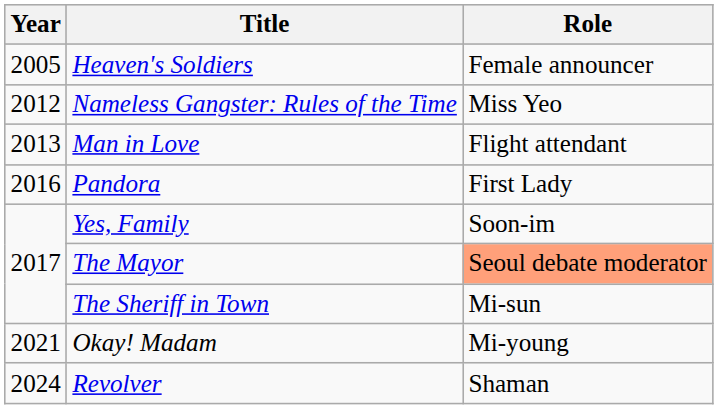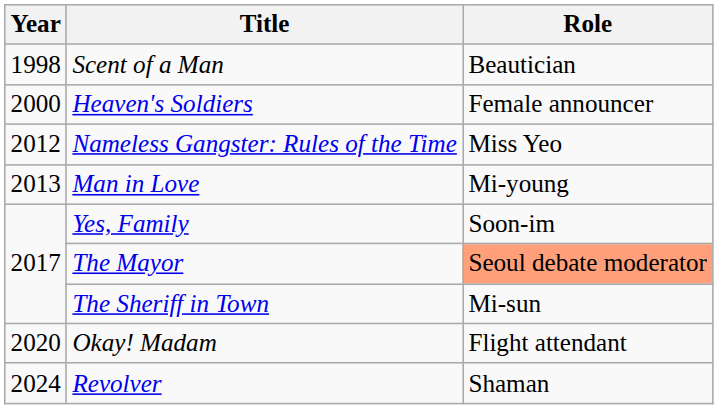+ row: (148, 64)
(36, 64) 2005 -> (36, 104) 2000
(548, 143) Flight attendant -> (519, 183) Mi-young
- row: (116, 183)
(36, 343) 2021 -> (36, 343) 2020
(519, 343) Mi-young -> (548, 343) Flight attendant
